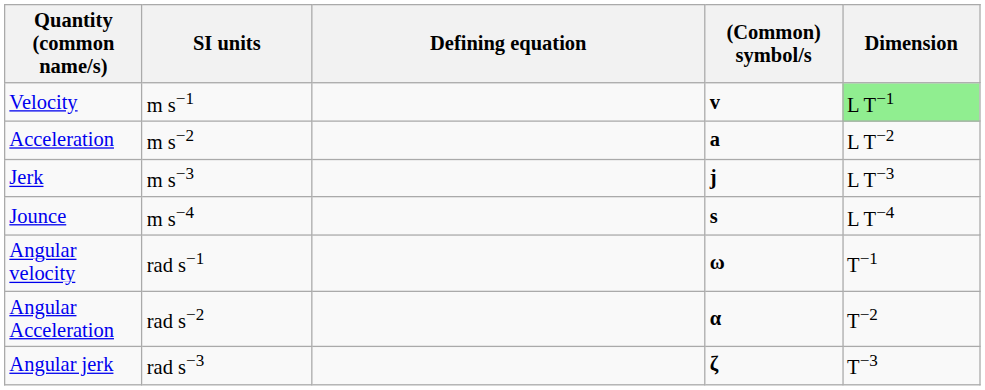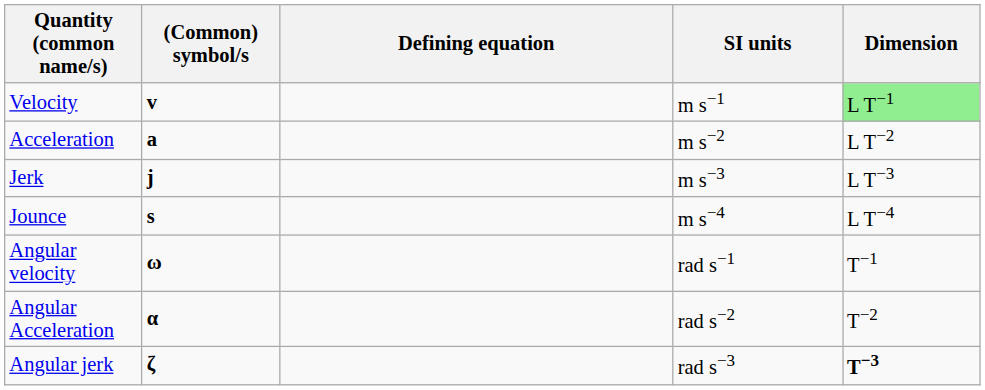columns swapped: (774, 43) <-> (227, 43)
(862, 365) normal -> (863, 365) bold
